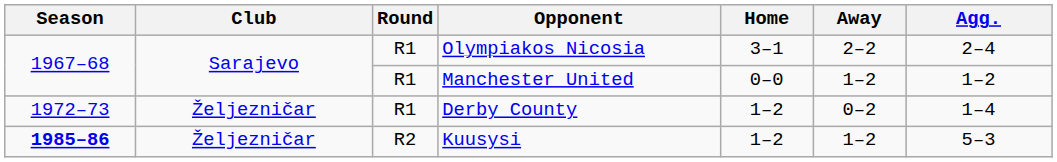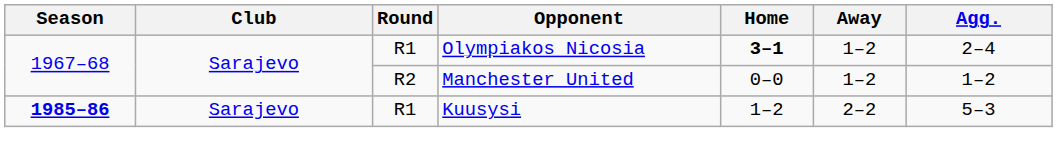(767, 51) normal -> (767, 51) bold
(859, 51) 2–2 -> (859, 51) 1–2
(405, 81) R1 -> (405, 81) R2
- row: (510, 111)
(254, 141) Željezničar -> (254, 111) Sarajevo
(405, 141) R2 -> (405, 111) R1
(859, 141) 1–2 -> (859, 111) 2–2
